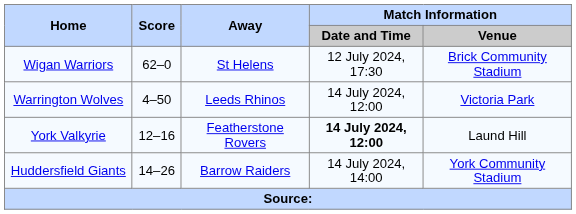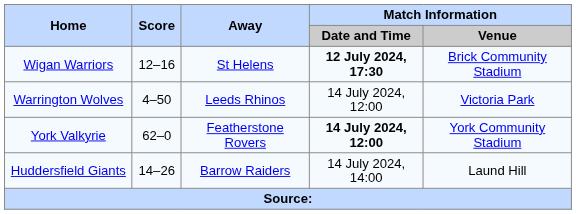(157, 64) 62–0 -> (157, 64) 12–16
(366, 64) normal -> (366, 64) bold
(157, 135) 12–16 -> (157, 135) 62–0
(497, 135) Laund Hill -> (497, 135) York Community Stadium
(497, 171) York Community Stadium -> (497, 171) Laund Hill
